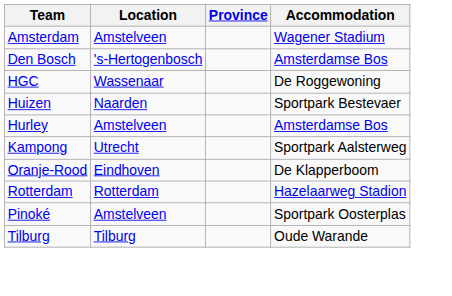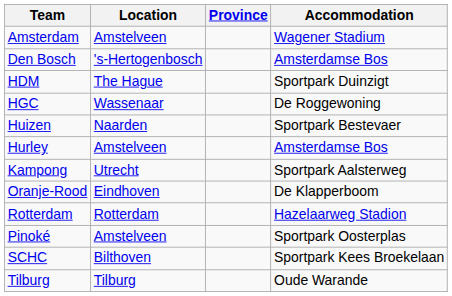+ row: (23, 81)
+ row: (27, 258)
